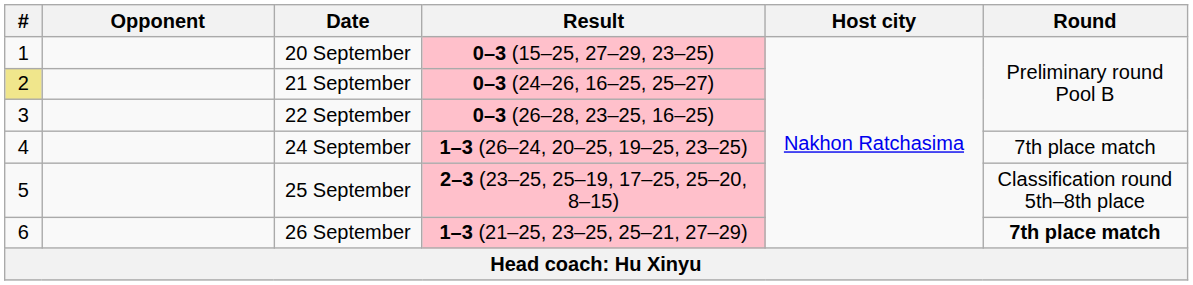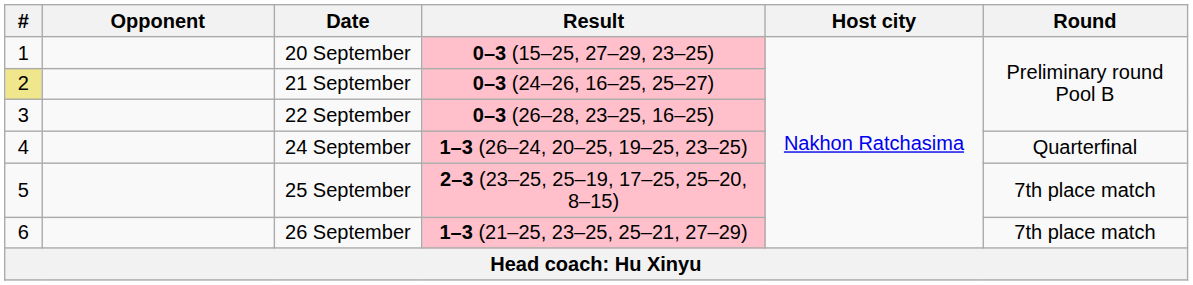(1085, 147) 7th place match -> (1085, 147) Quarterfinal
(1085, 190) Classification round 5th–8th place -> (1085, 190) 7th place match
(1085, 233) bold -> (1085, 233) normal
